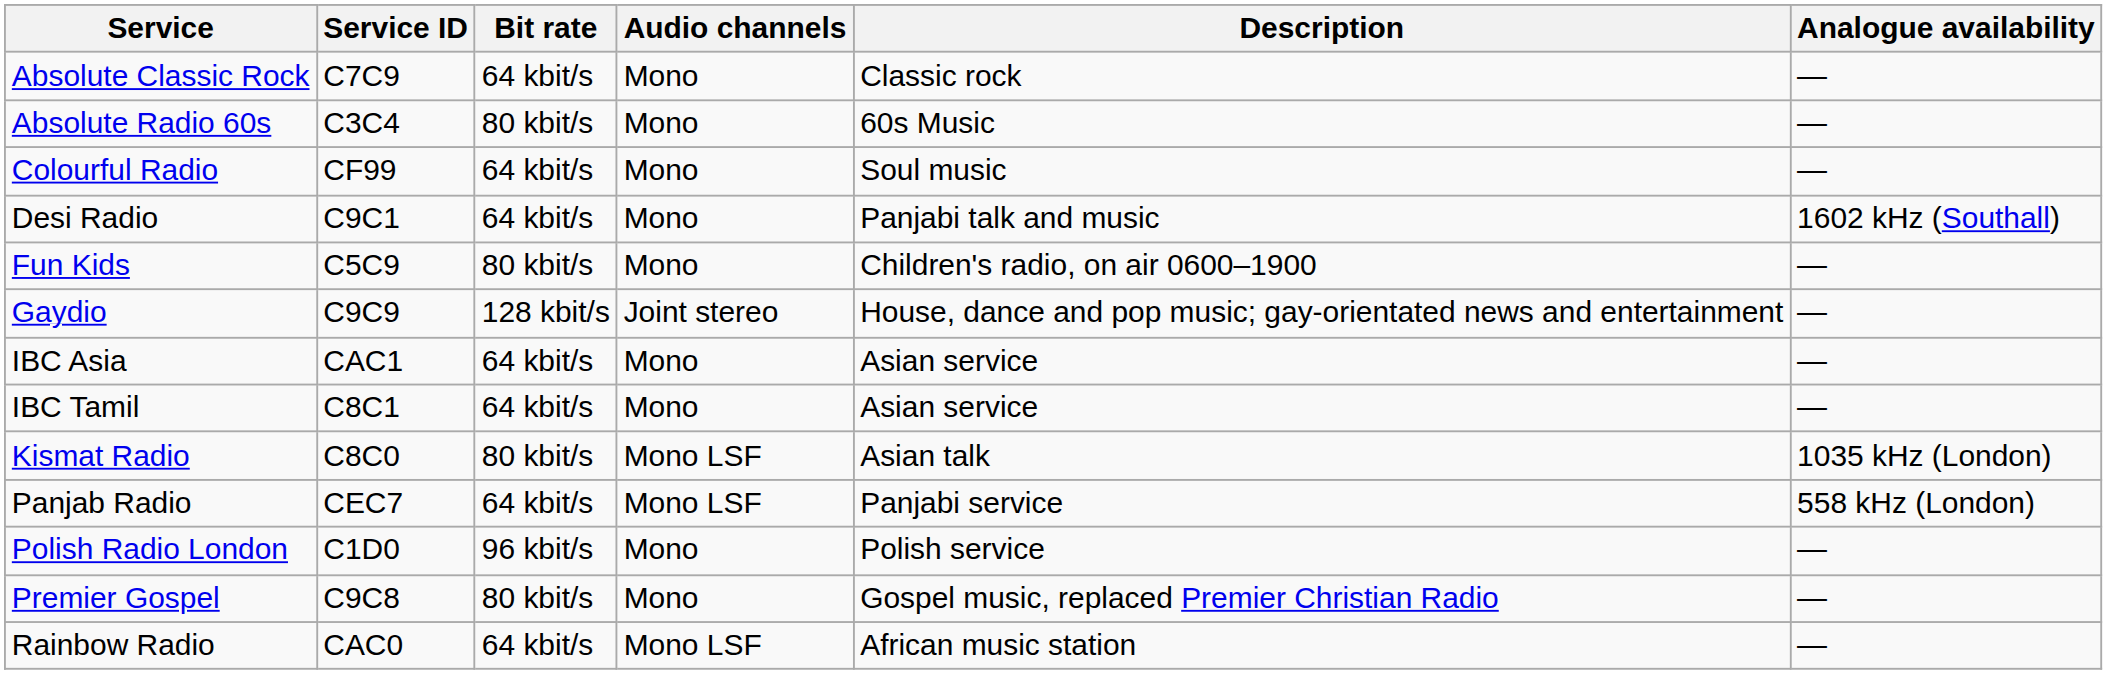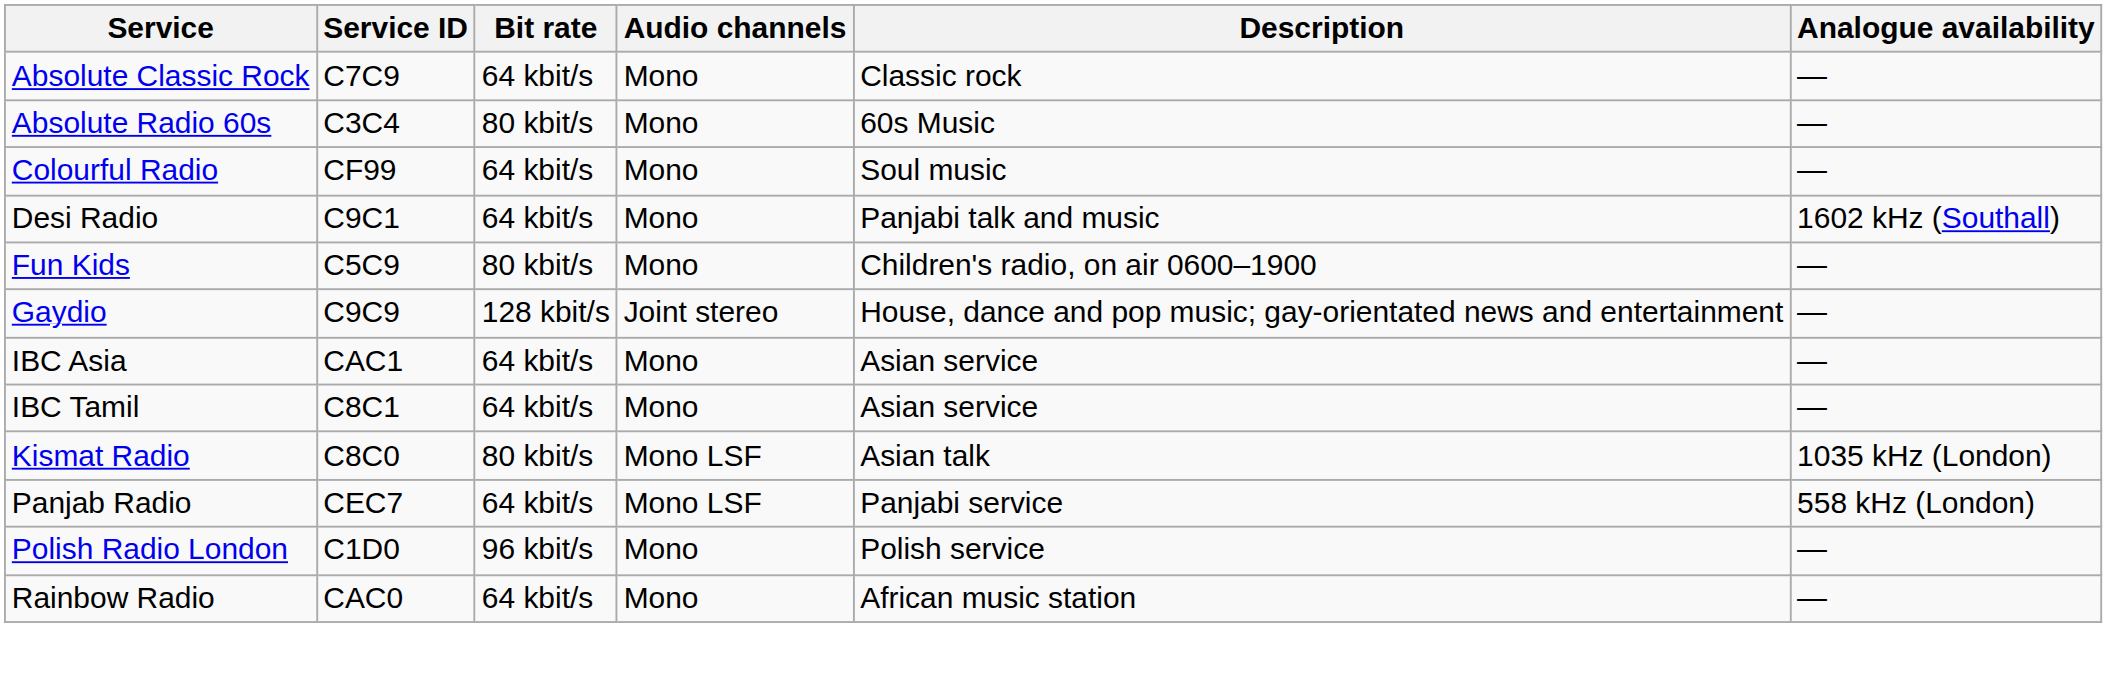- row: (116, 597)
(693, 645) Mono LSF -> (661, 597) Mono
